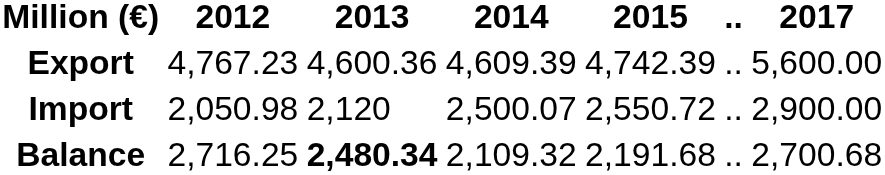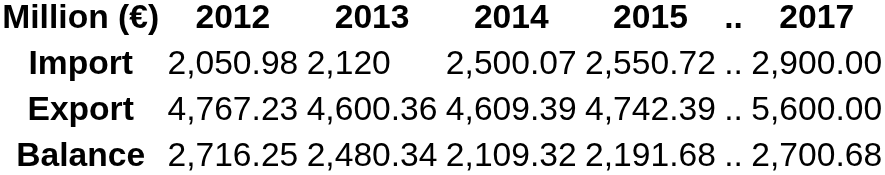rows swapped: (81, 62) <-> (81, 109)
(372, 155) bold -> (372, 155) normal
